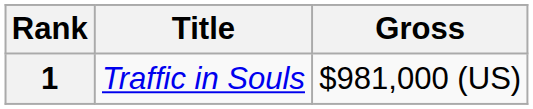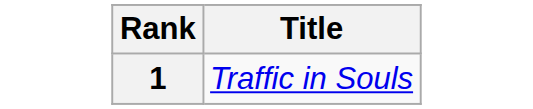- column: (420, 29)
